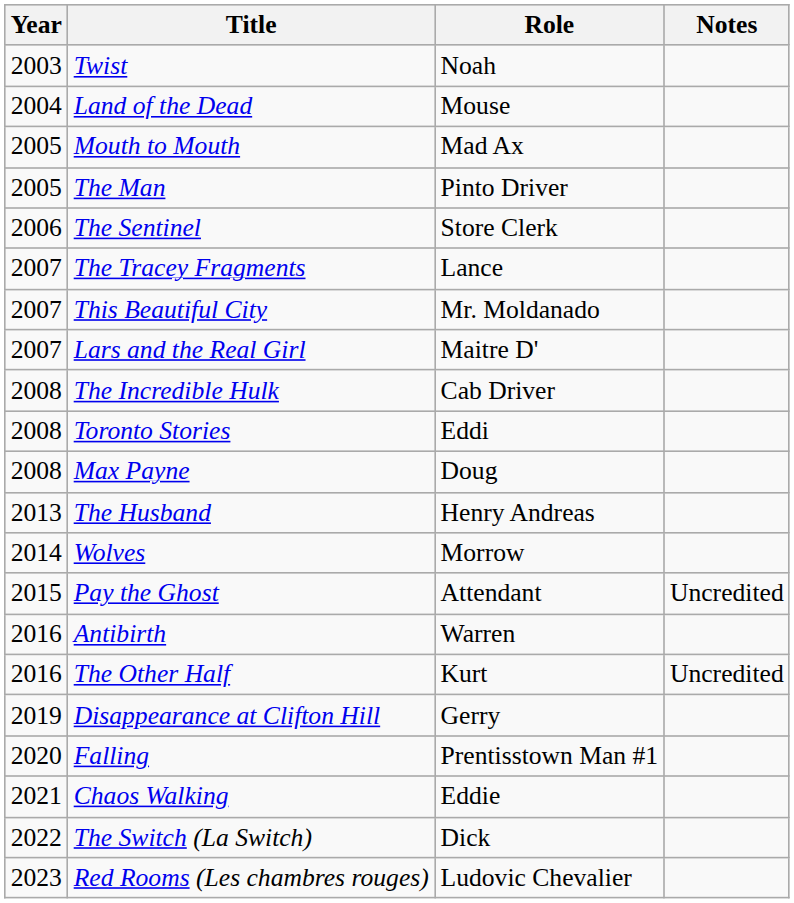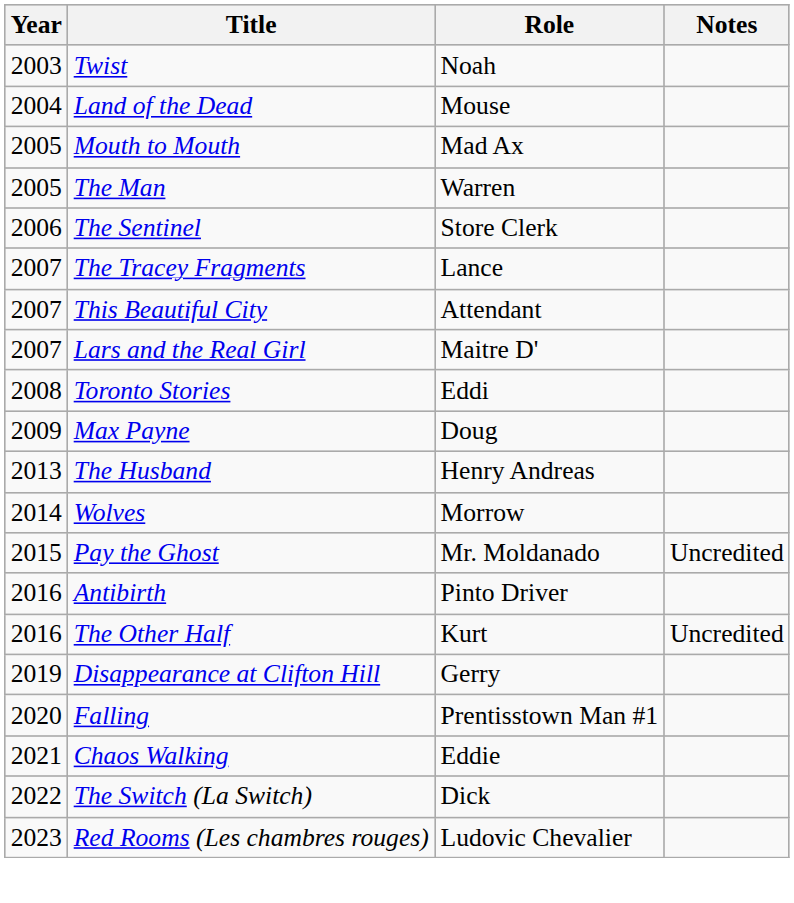(504, 187) Pinto Driver -> (478, 187) Warren
(520, 308) Mr. Moldanado -> (491, 308) Attendant
- row: (176, 390)
(36, 471) 2008 -> (36, 430) 2009
(491, 593) Attendant -> (520, 552) Mr. Moldanado
(478, 633) Warren -> (504, 593) Pinto Driver
